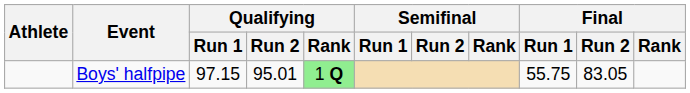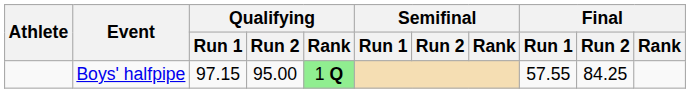(275, 74) 95.01 -> (275, 74) 95.00
(548, 74) 55.75 -> (548, 74) 57.55
(605, 74) 83.05 -> (605, 74) 84.25
